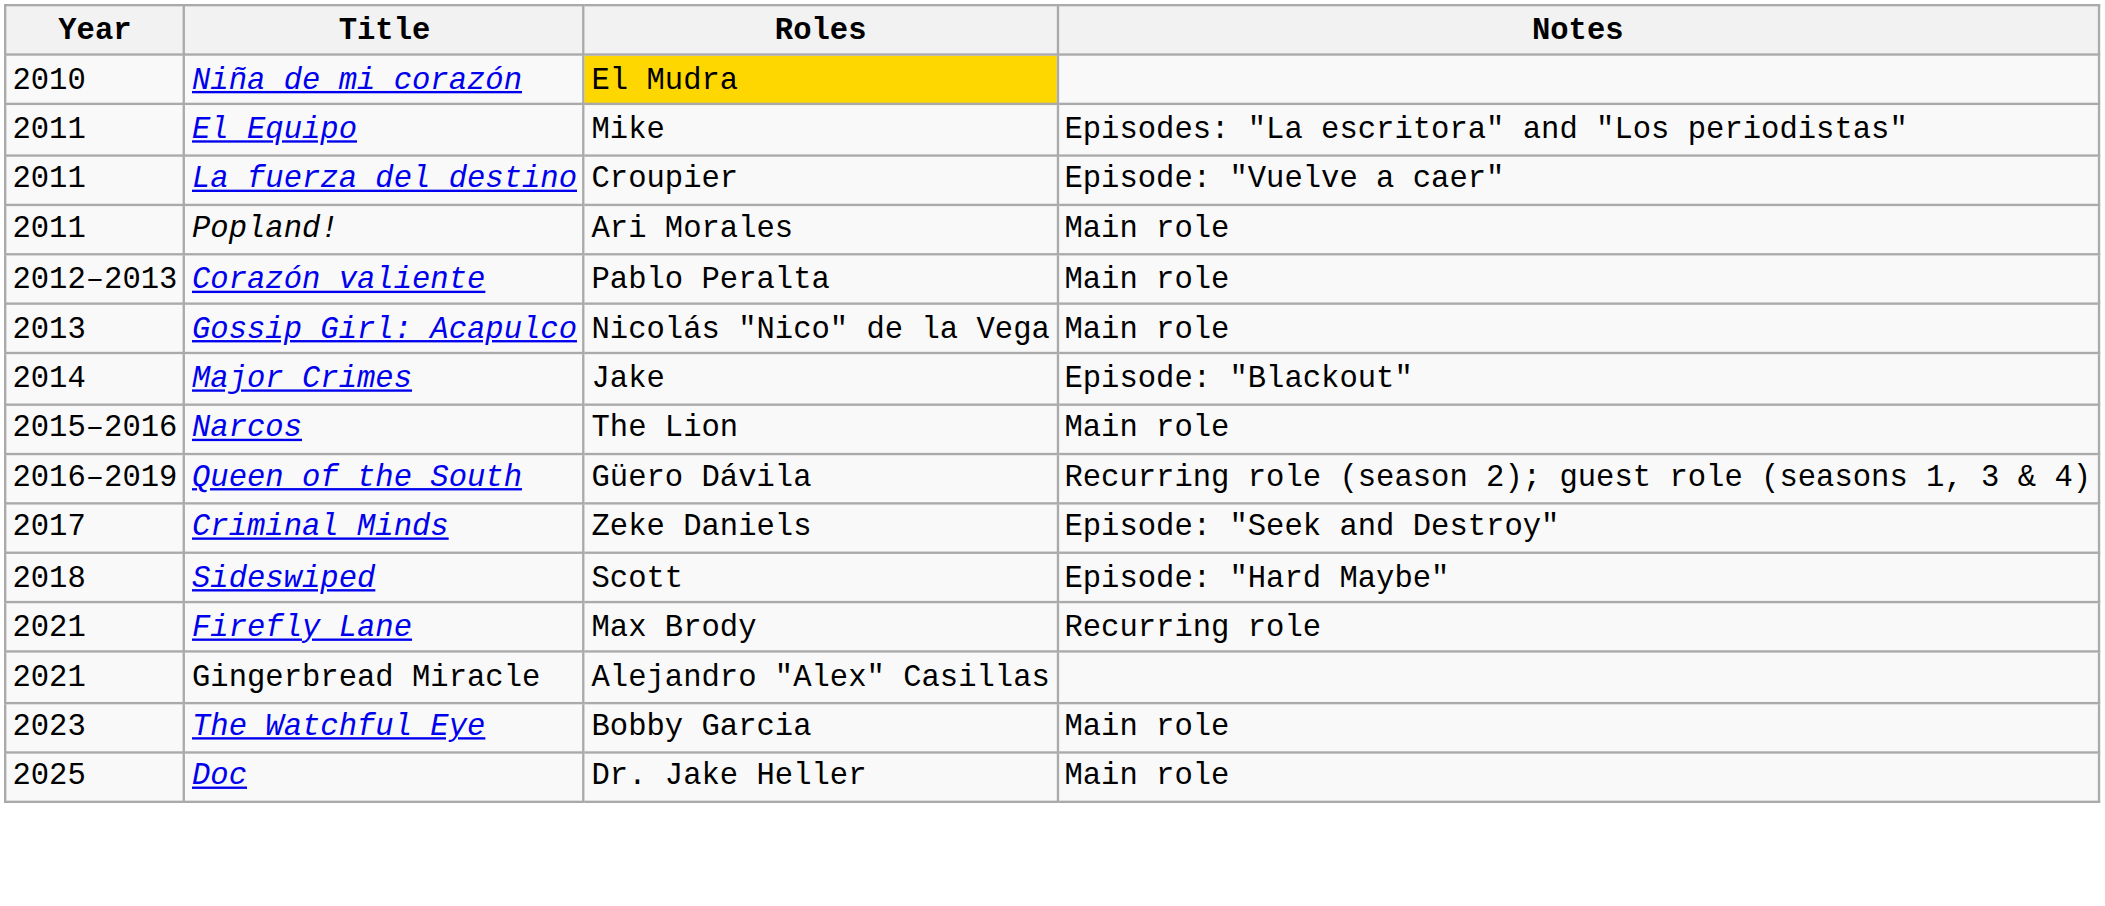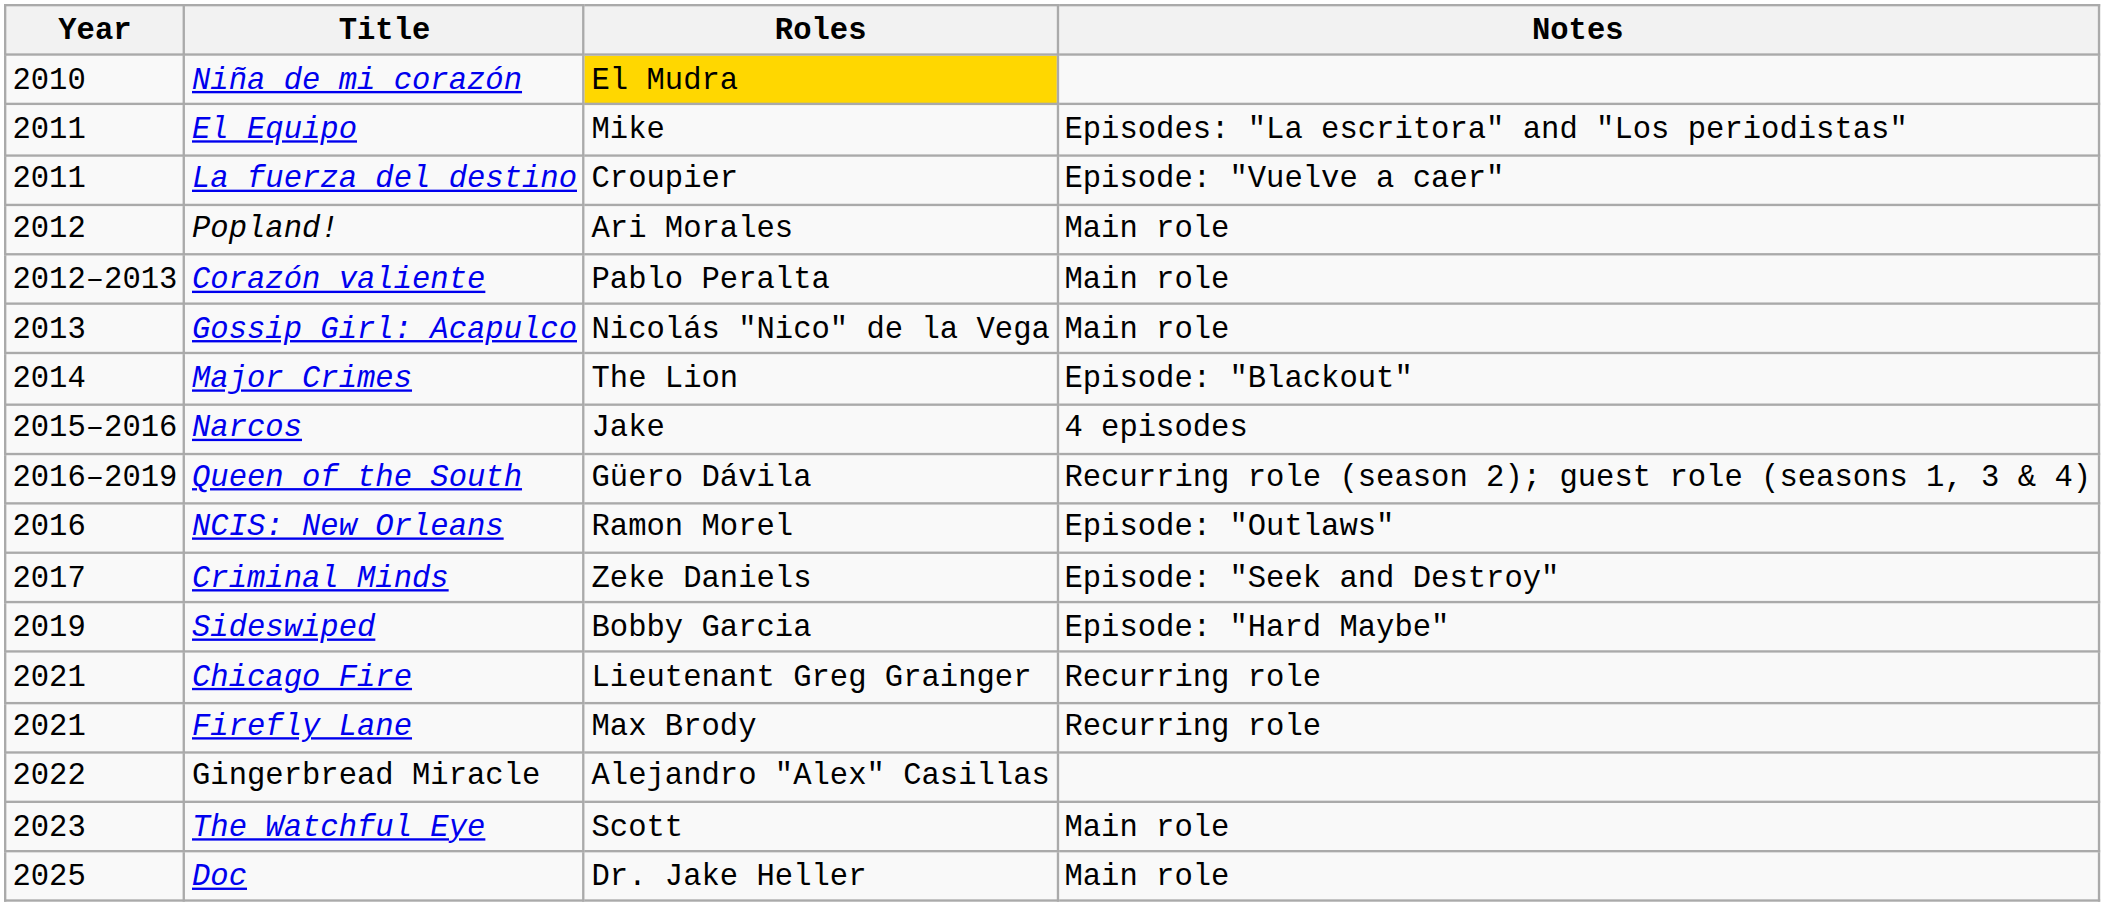(49, 229) 2011 -> (49, 229) 2012
(628, 379) Jake -> (665, 379) The Lion
(665, 428) The Lion -> (628, 428) Jake
(1147, 428) Main role -> (1156, 428) 4 episodes
+ row: (348, 528)
(49, 578) 2018 -> (49, 628) 2019
(637, 578) Scott -> (702, 628) Bobby Garcia
+ row: (302, 677)
(49, 677) 2021 -> (49, 777) 2022
(702, 727) Bobby Garcia -> (637, 827) Scott
